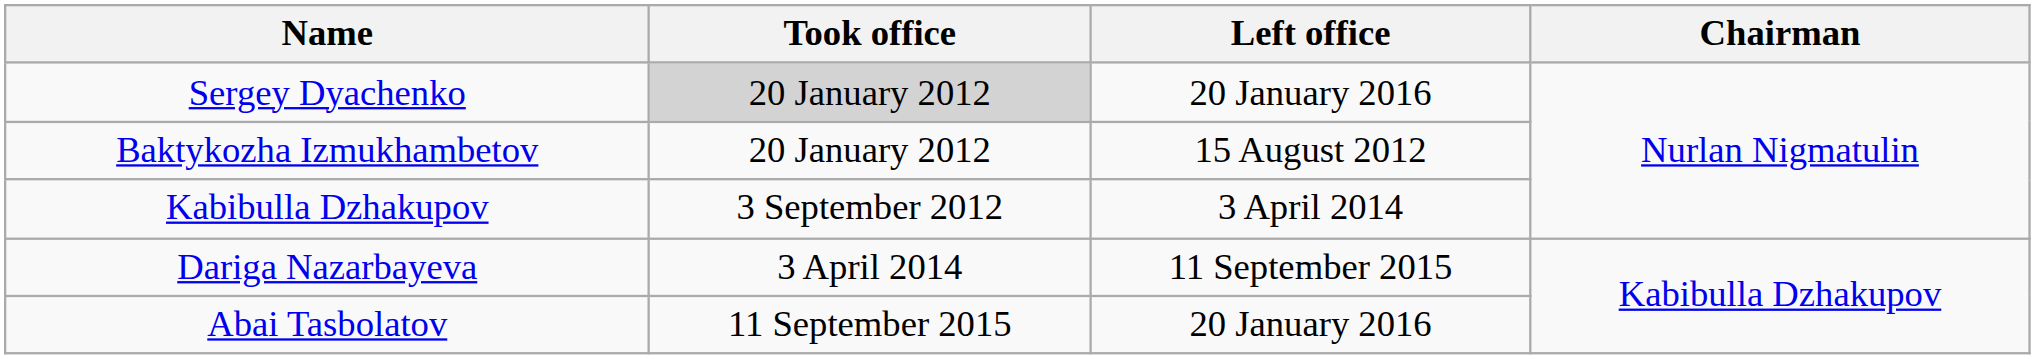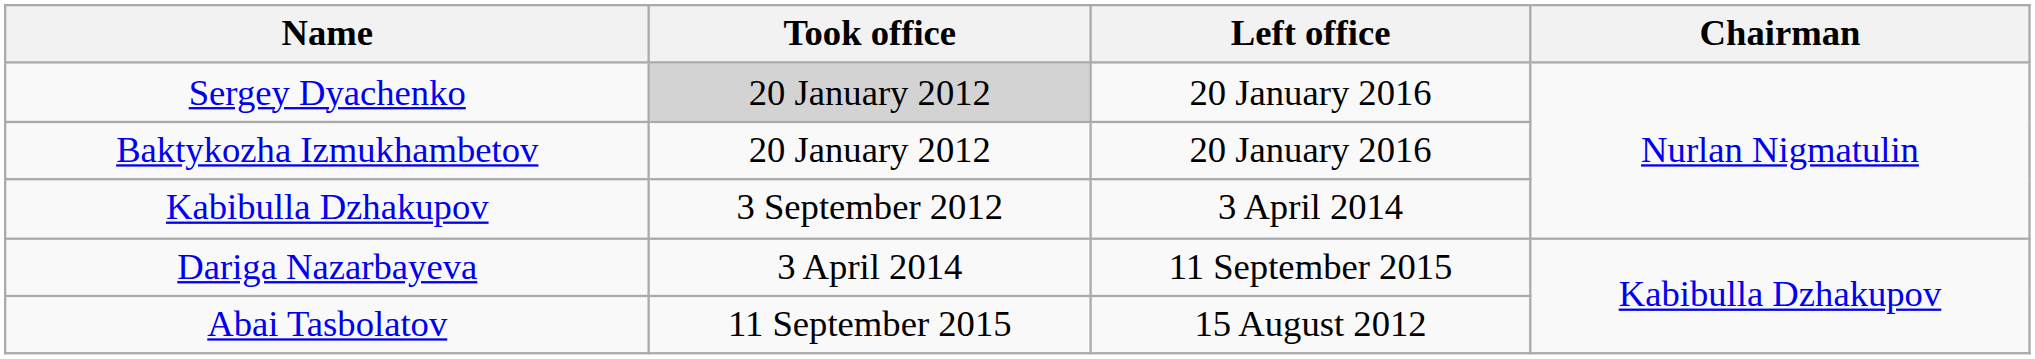(1311, 149) 15 August 2012 -> (1311, 149) 20 January 2016
(1311, 324) 20 January 2016 -> (1311, 324) 15 August 2012
